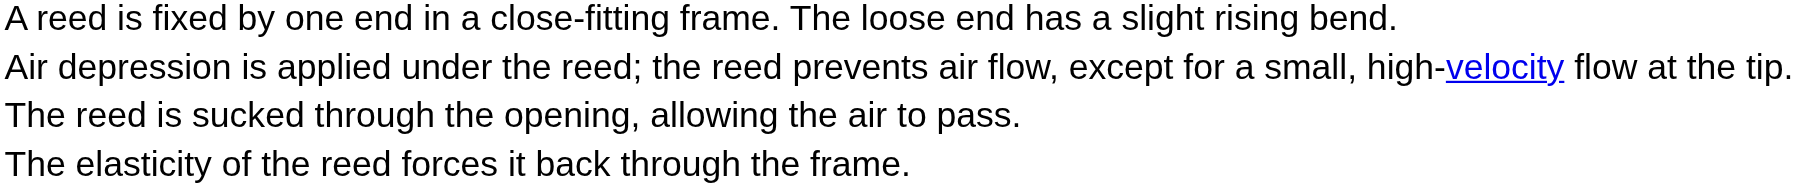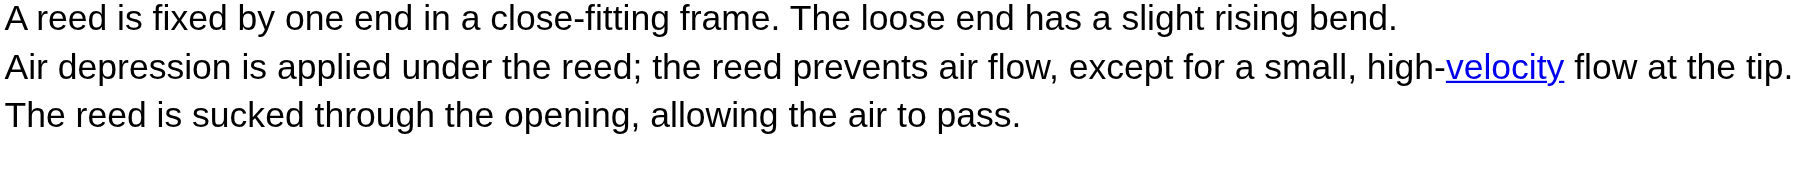- row: (458, 164)
